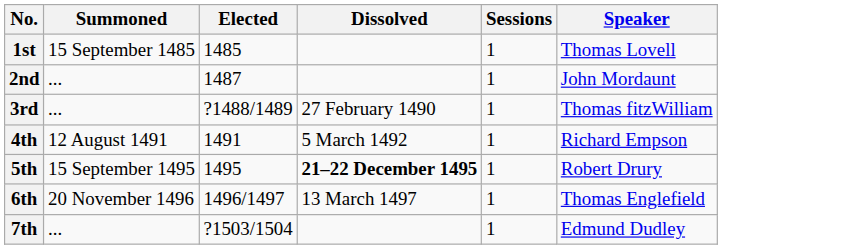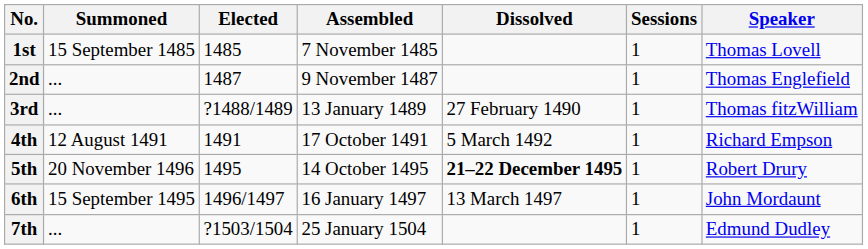+ column: (370, 19)
(618, 79) John Mordaunt -> (778, 79) Thomas Englefield
(121, 169) 15 September 1495 -> (121, 169) 20 November 1496
(121, 199) 20 November 1496 -> (121, 199) 15 September 1495
(633, 199) Thomas Englefield -> (763, 199) John Mordaunt
